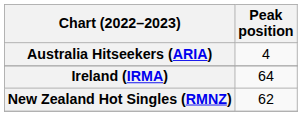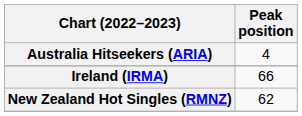(266, 76) 64 -> (266, 76) 66
